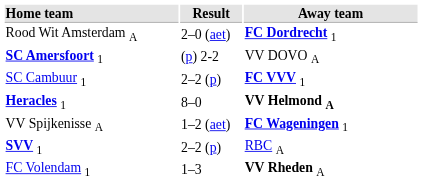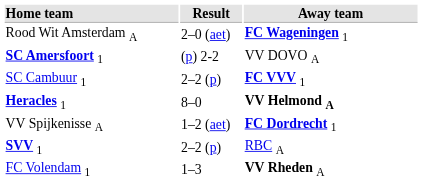(291, 34) FC Dordrecht 1 -> (296, 34) FC Wageningen 1
(296, 125) FC Wageningen 1 -> (291, 125) FC Dordrecht 1
